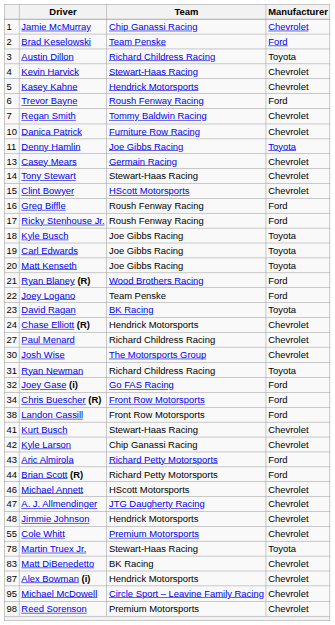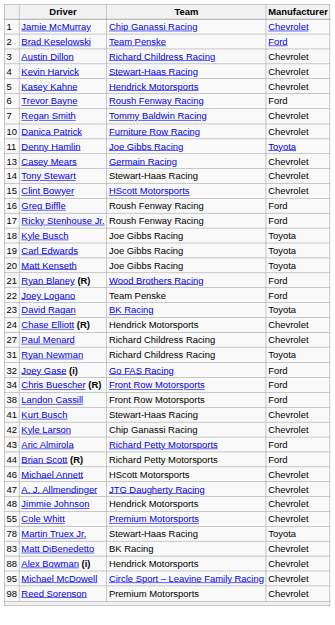(282, 57) Toyota -> (288, 57) Chevrolet
- row: (43, 355)
(12, 579) 87 -> (12, 564) 88
